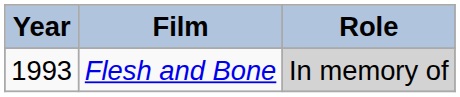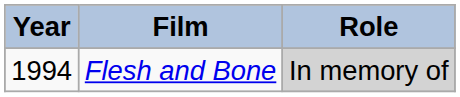(42, 70) 1993 -> (42, 70) 1994
